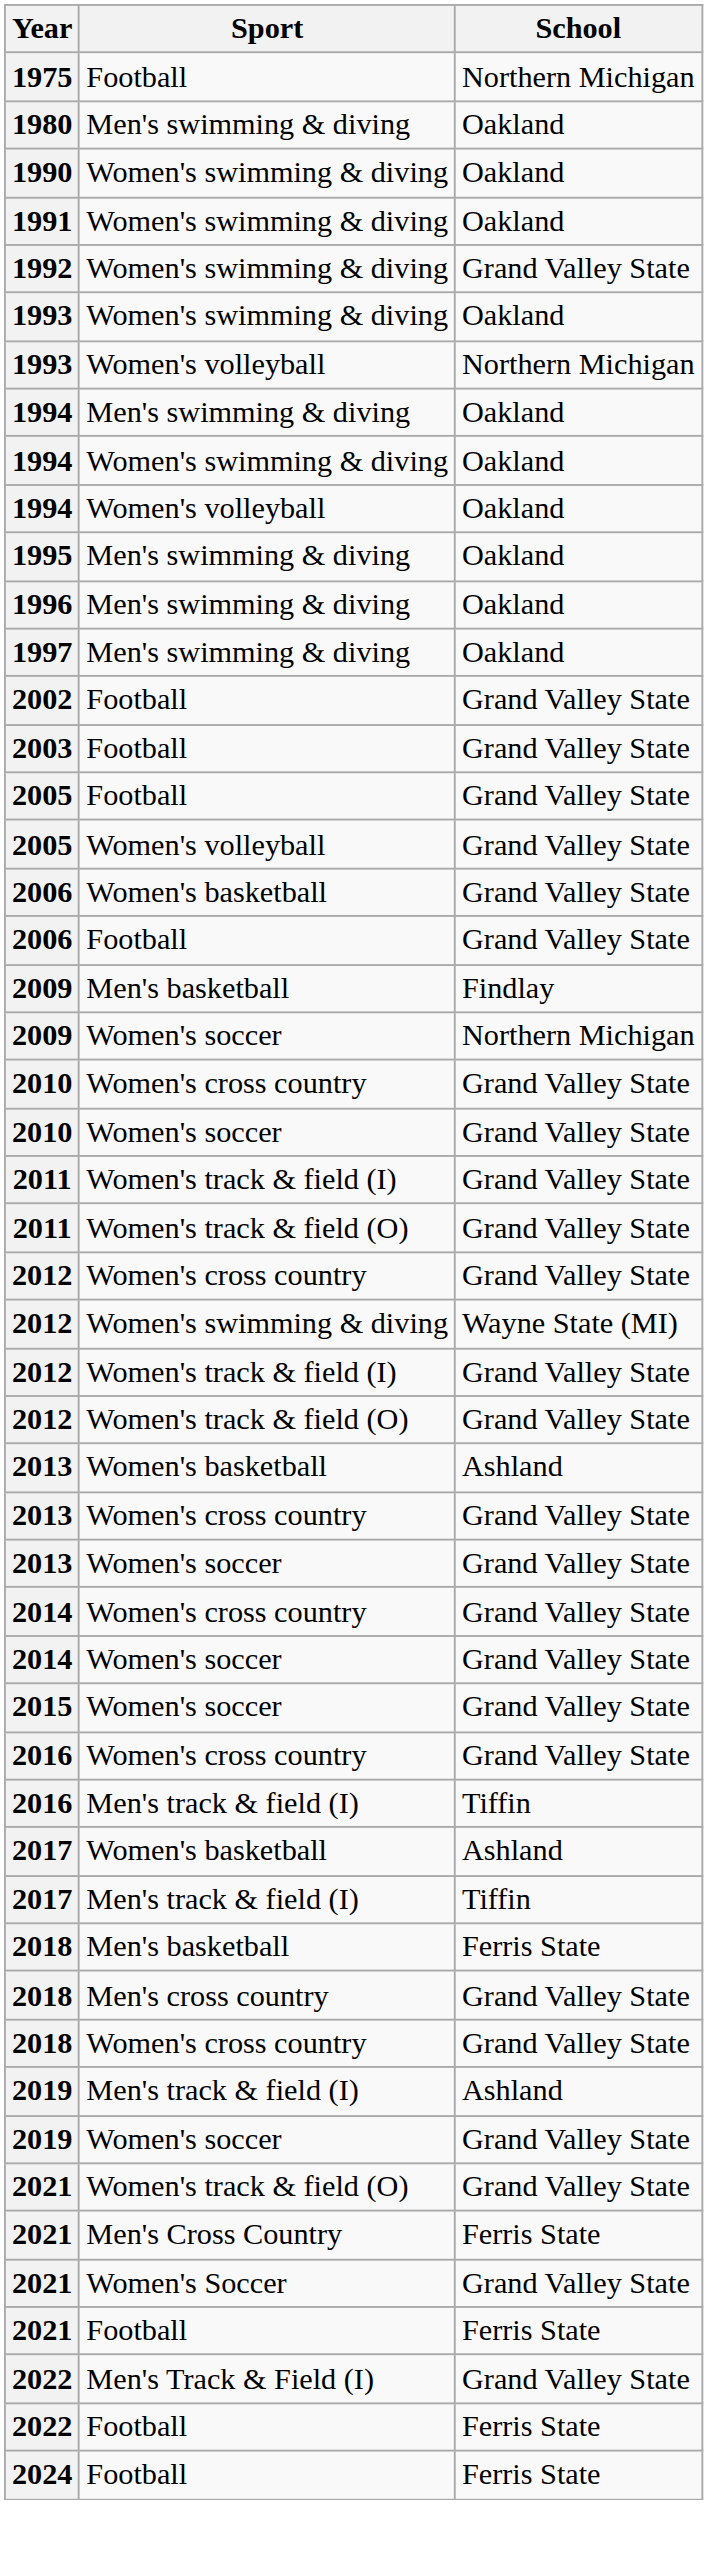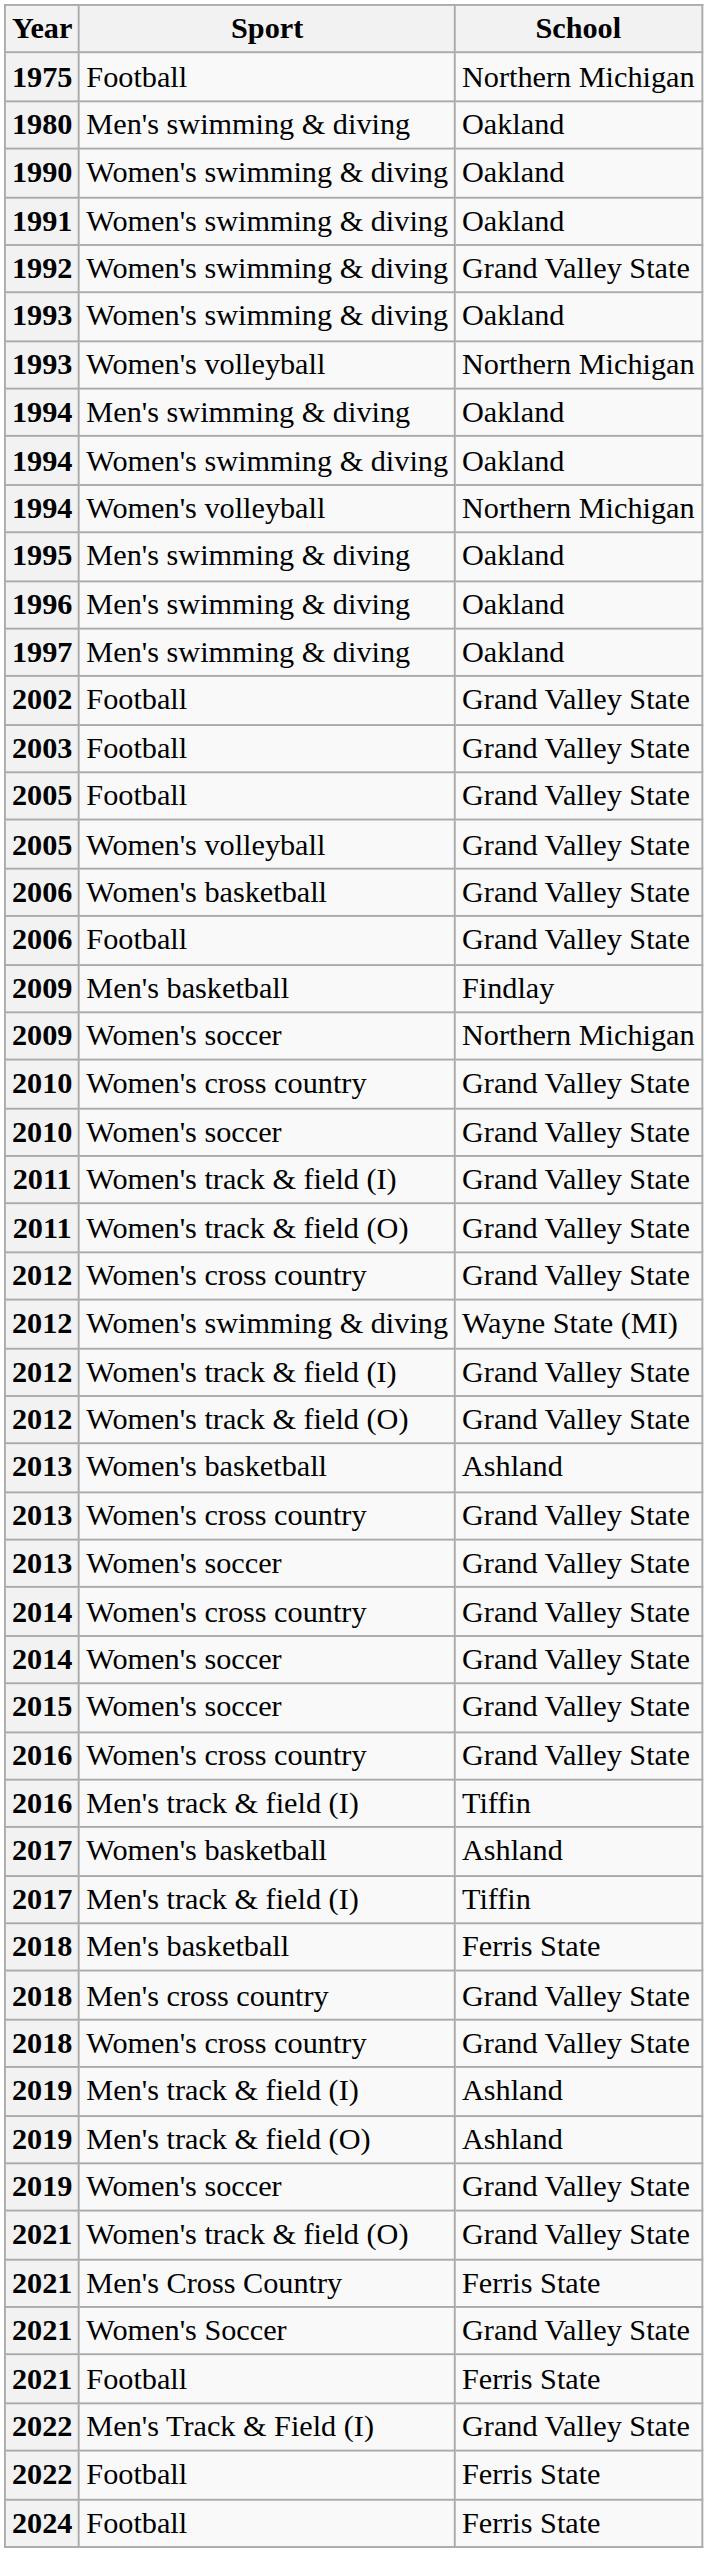(513, 508) Oakland -> (578, 508) Northern Michigan
+ row: (42, 2138)
